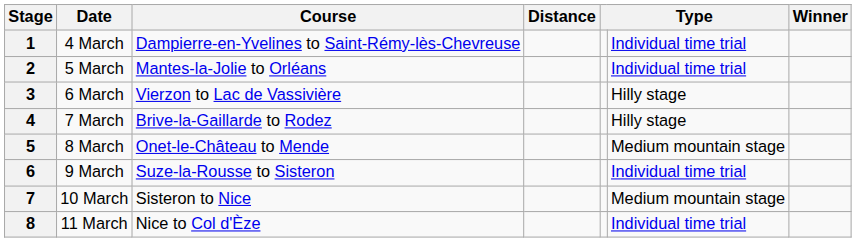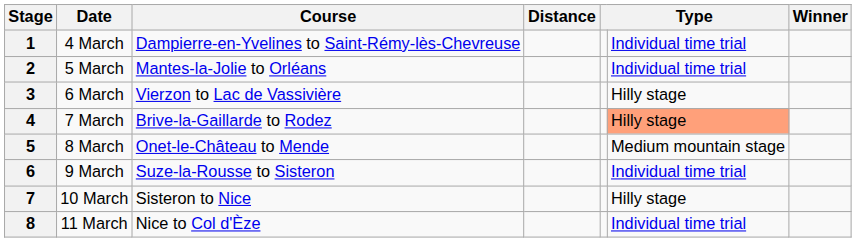(649, 120) no background -> (649, 120) lightsalmon background
(698, 198) Medium mountain stage -> (649, 198) Hilly stage
